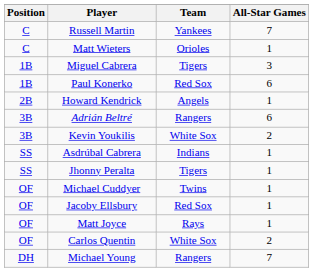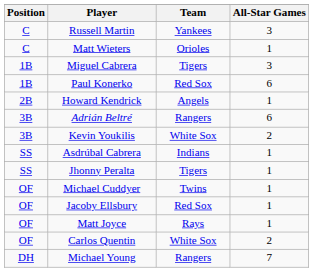(269, 30) 7 -> (269, 30) 3
